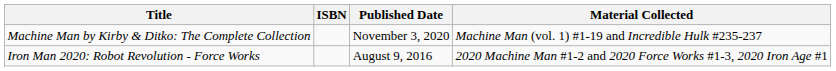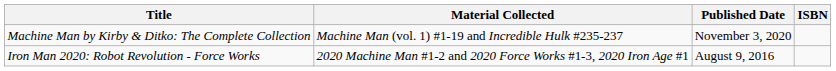columns swapped: (642, 14) <-> (332, 14)
